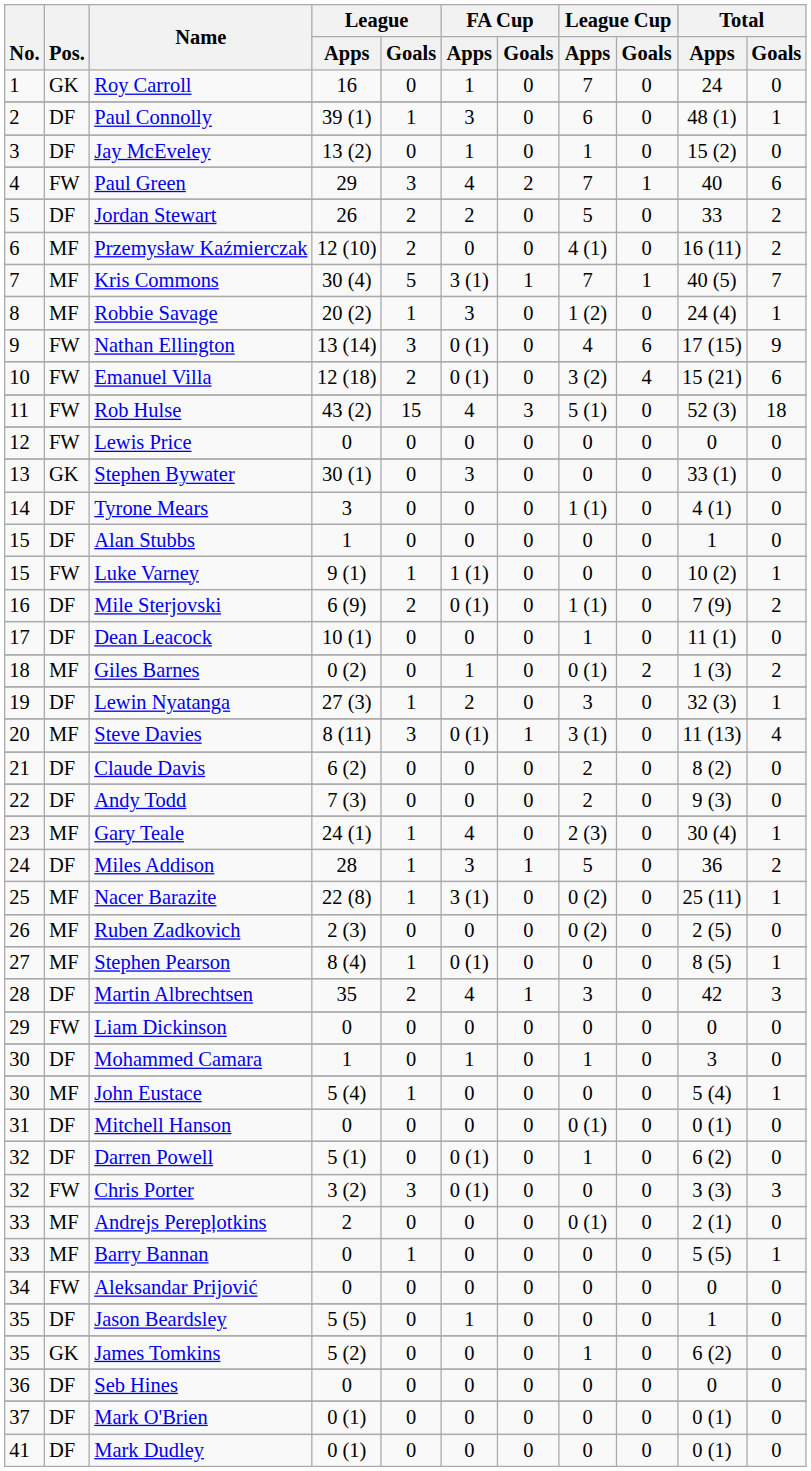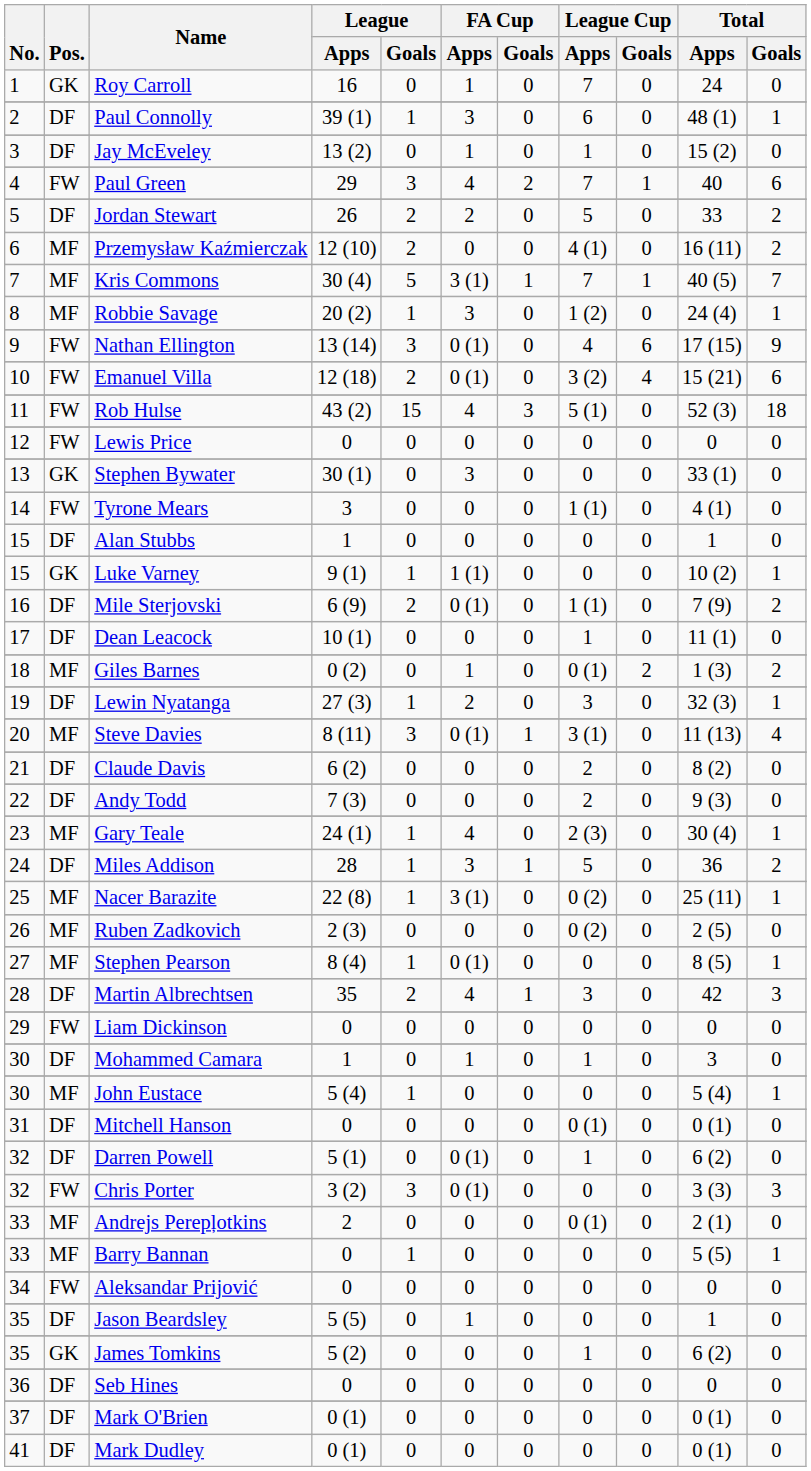(62, 507) DF -> (64, 507) FW
(64, 572) FW -> (64, 572) GK
